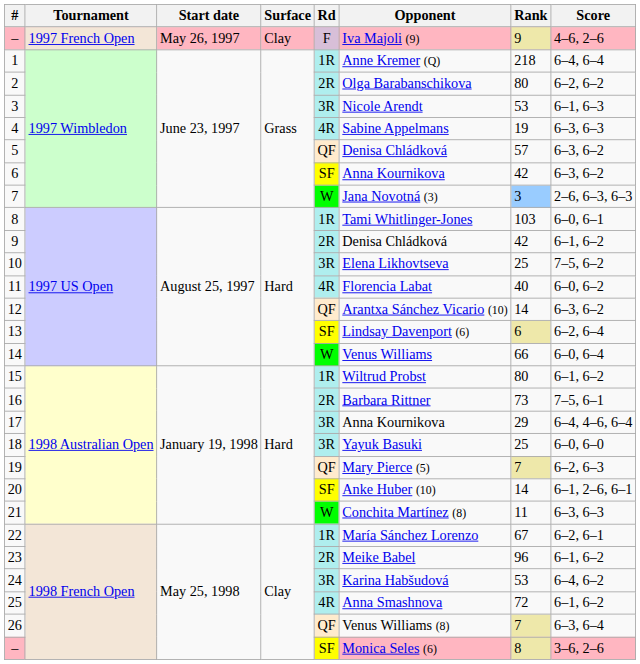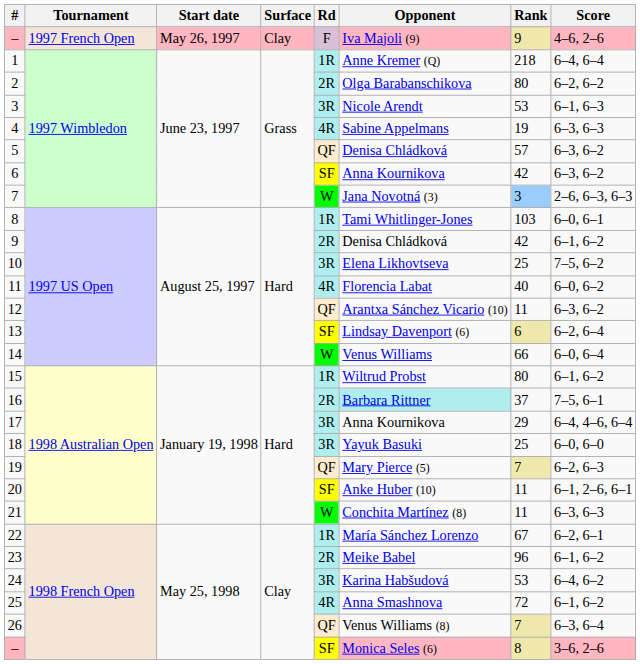(521, 309) 14 -> (521, 309) 11
(386, 399) no background -> (386, 399) paleturquoise background
(521, 399) 73 -> (521, 399) 37
(521, 490) 14 -> (521, 490) 11
